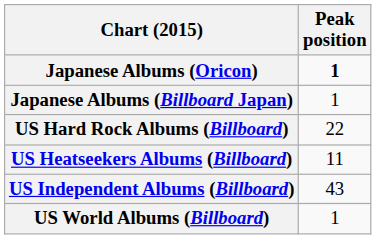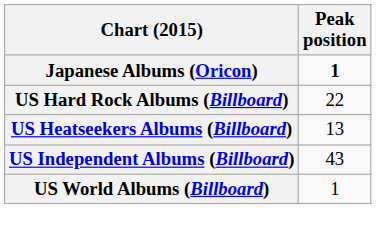- row: (152, 99)
(335, 159) 11 -> (335, 129) 13
